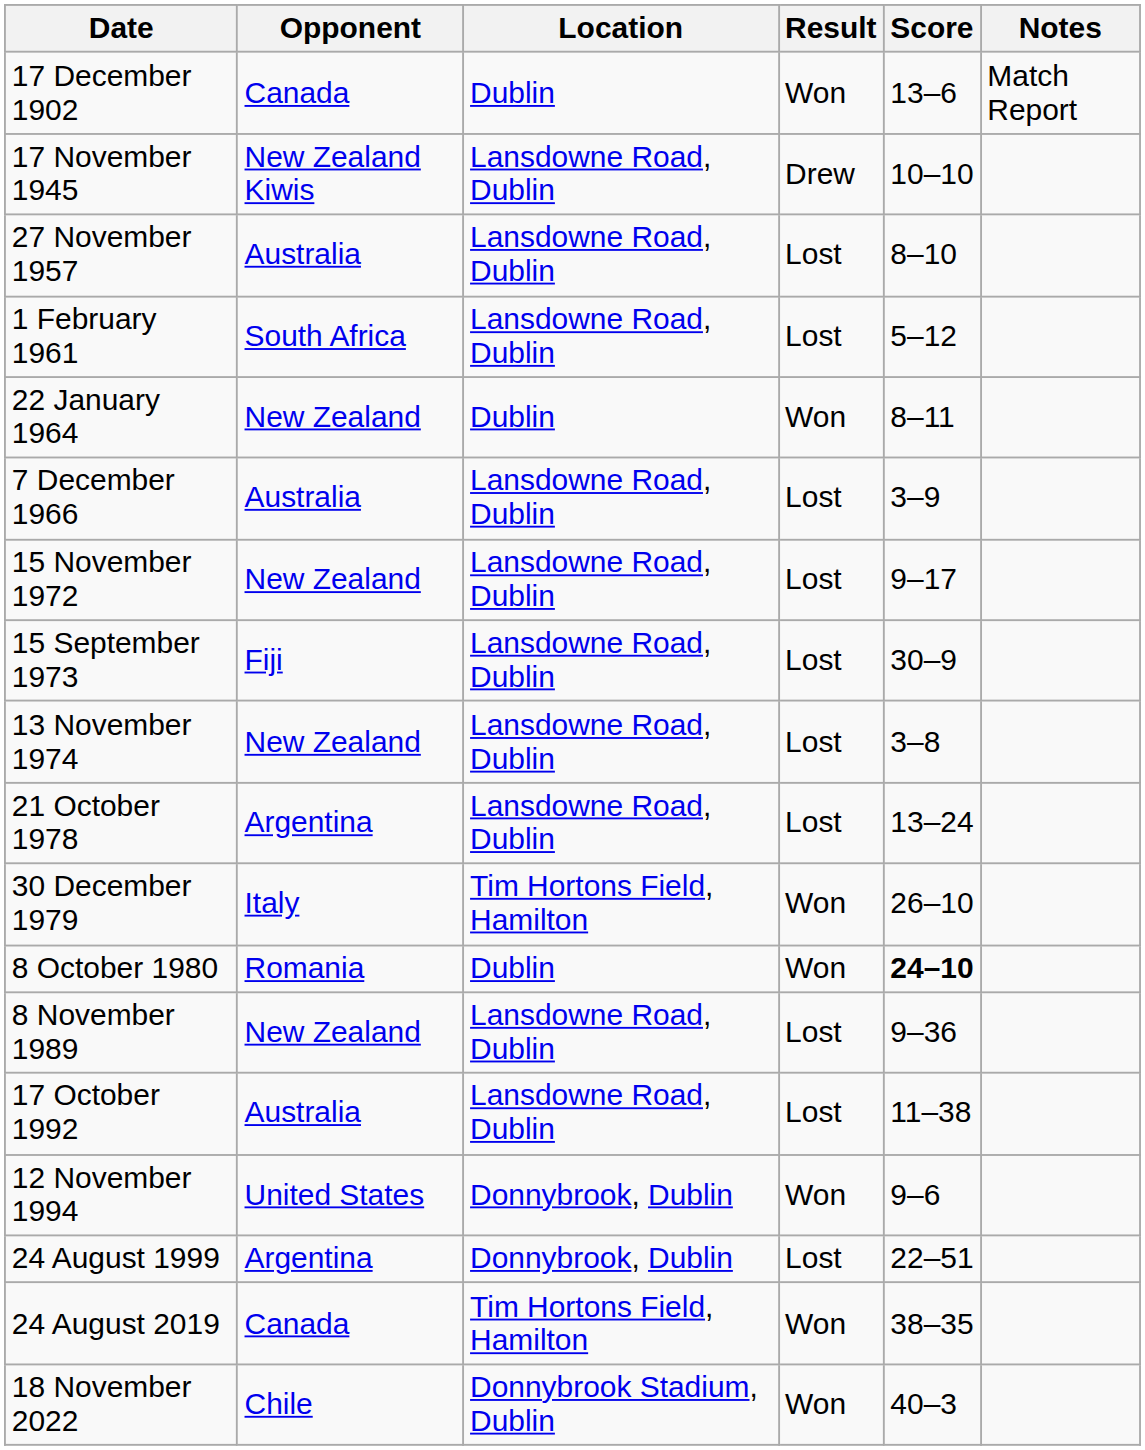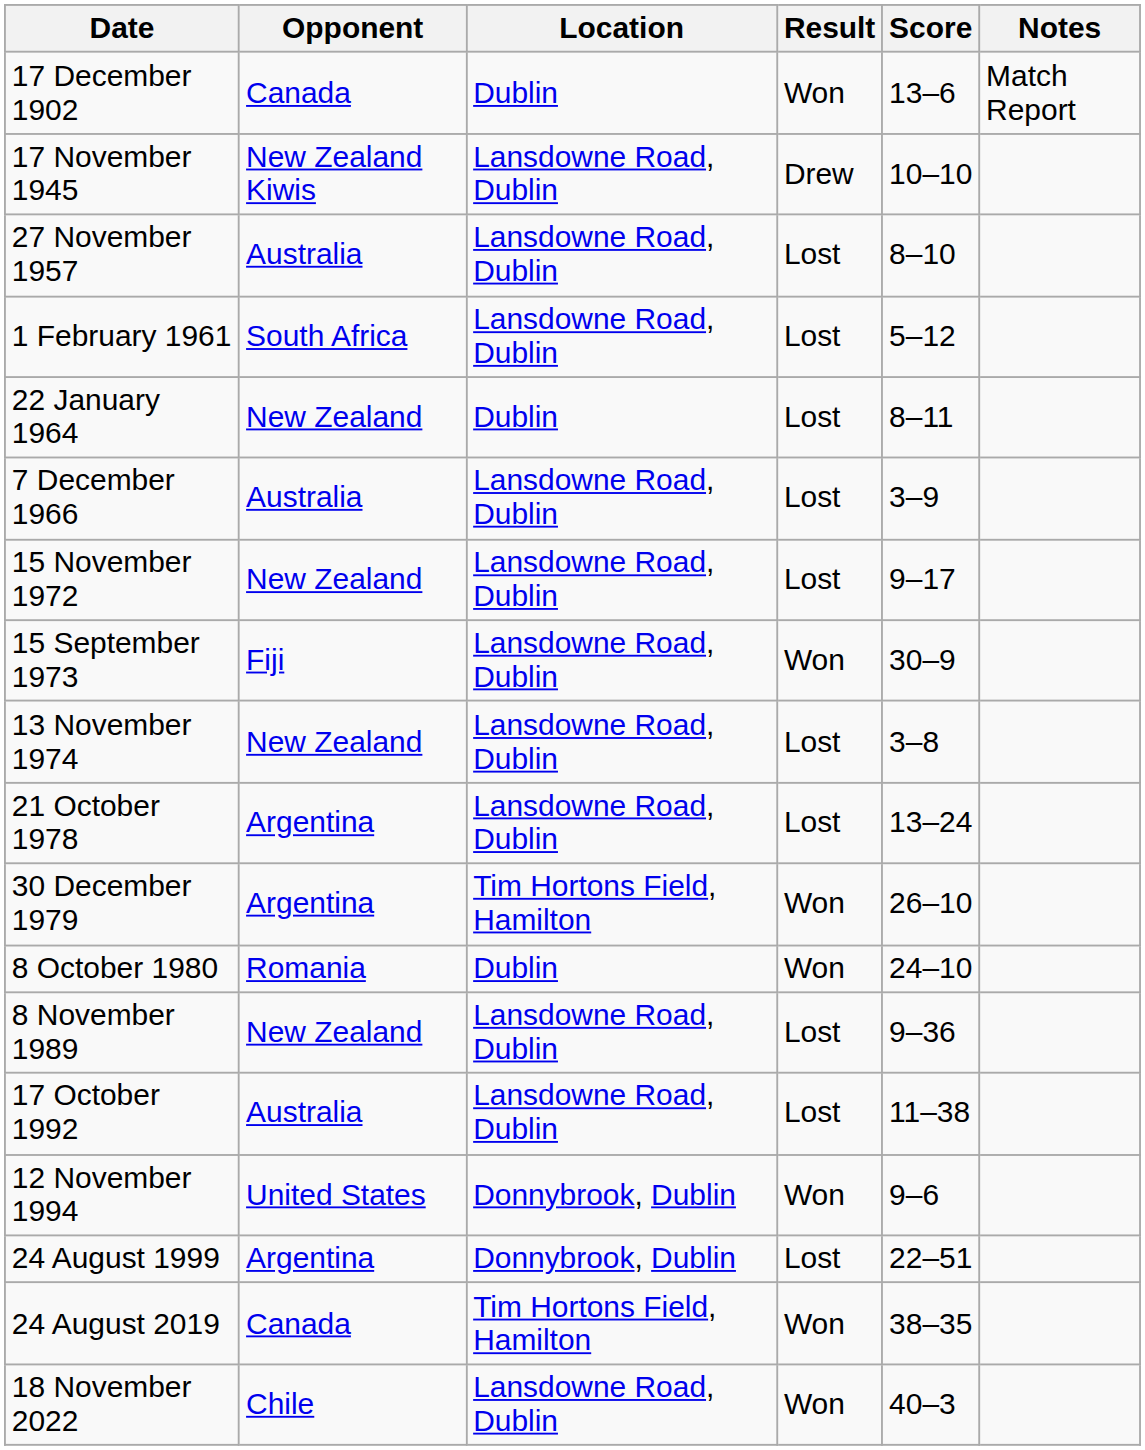(816, 416) Won -> (812, 416) Lost
(813, 660) Lost -> (814, 660) Won
(272, 903) Italy -> (310, 903) Argentina
(932, 967) bold -> (931, 967) normal
(614, 1404) Donnybrook Stadium, Dublin -> (594, 1404) Lansdowne Road, Dublin
